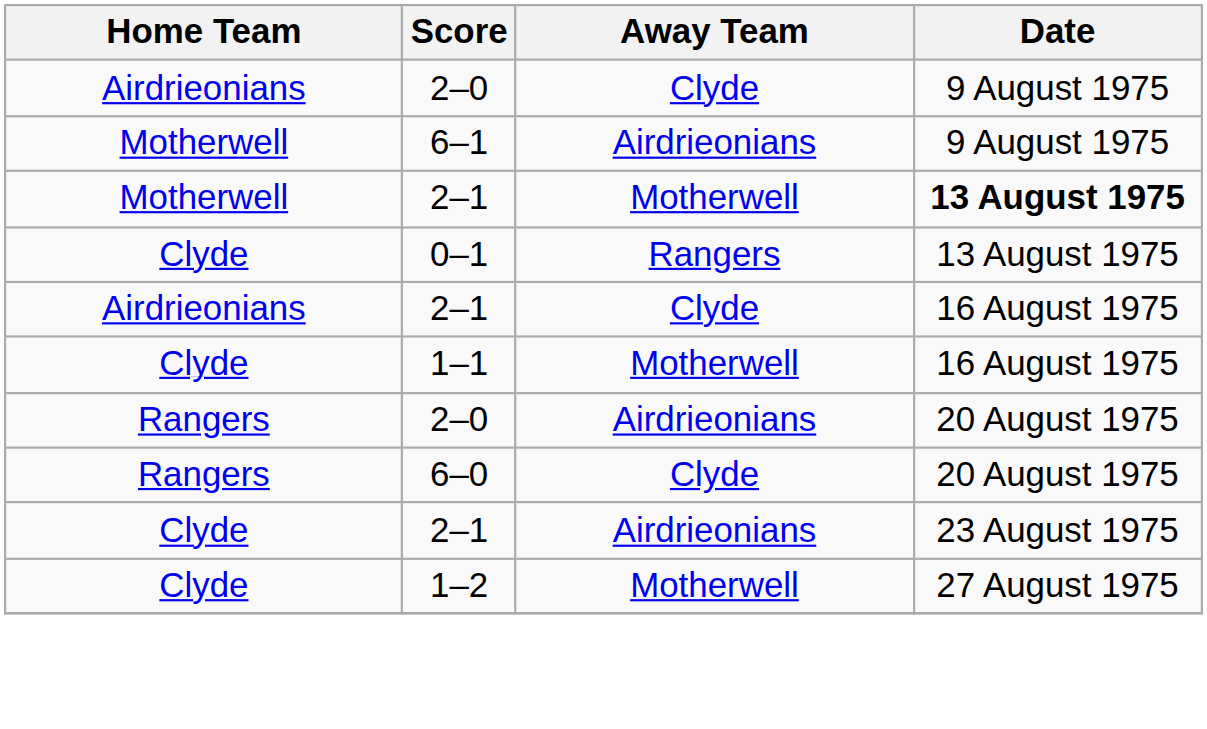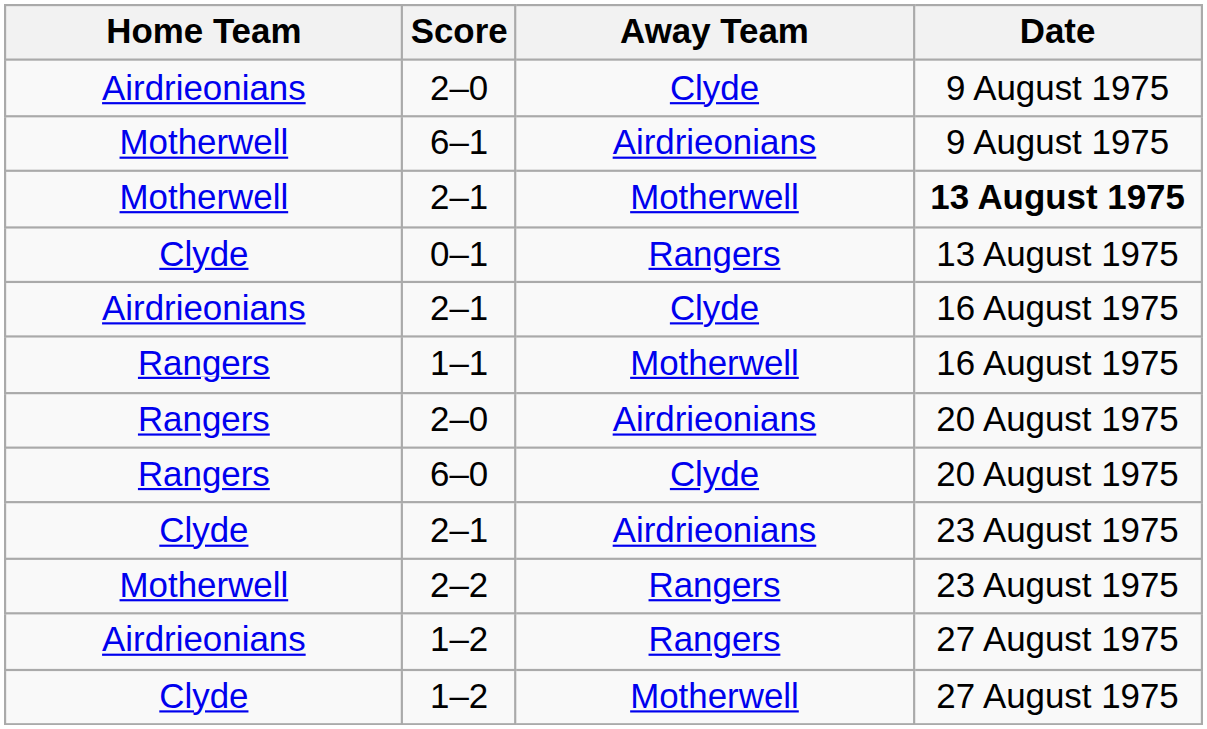(204, 364) Clyde -> (204, 364) Rangers
+ row: (459, 585)
+ row: (459, 640)
